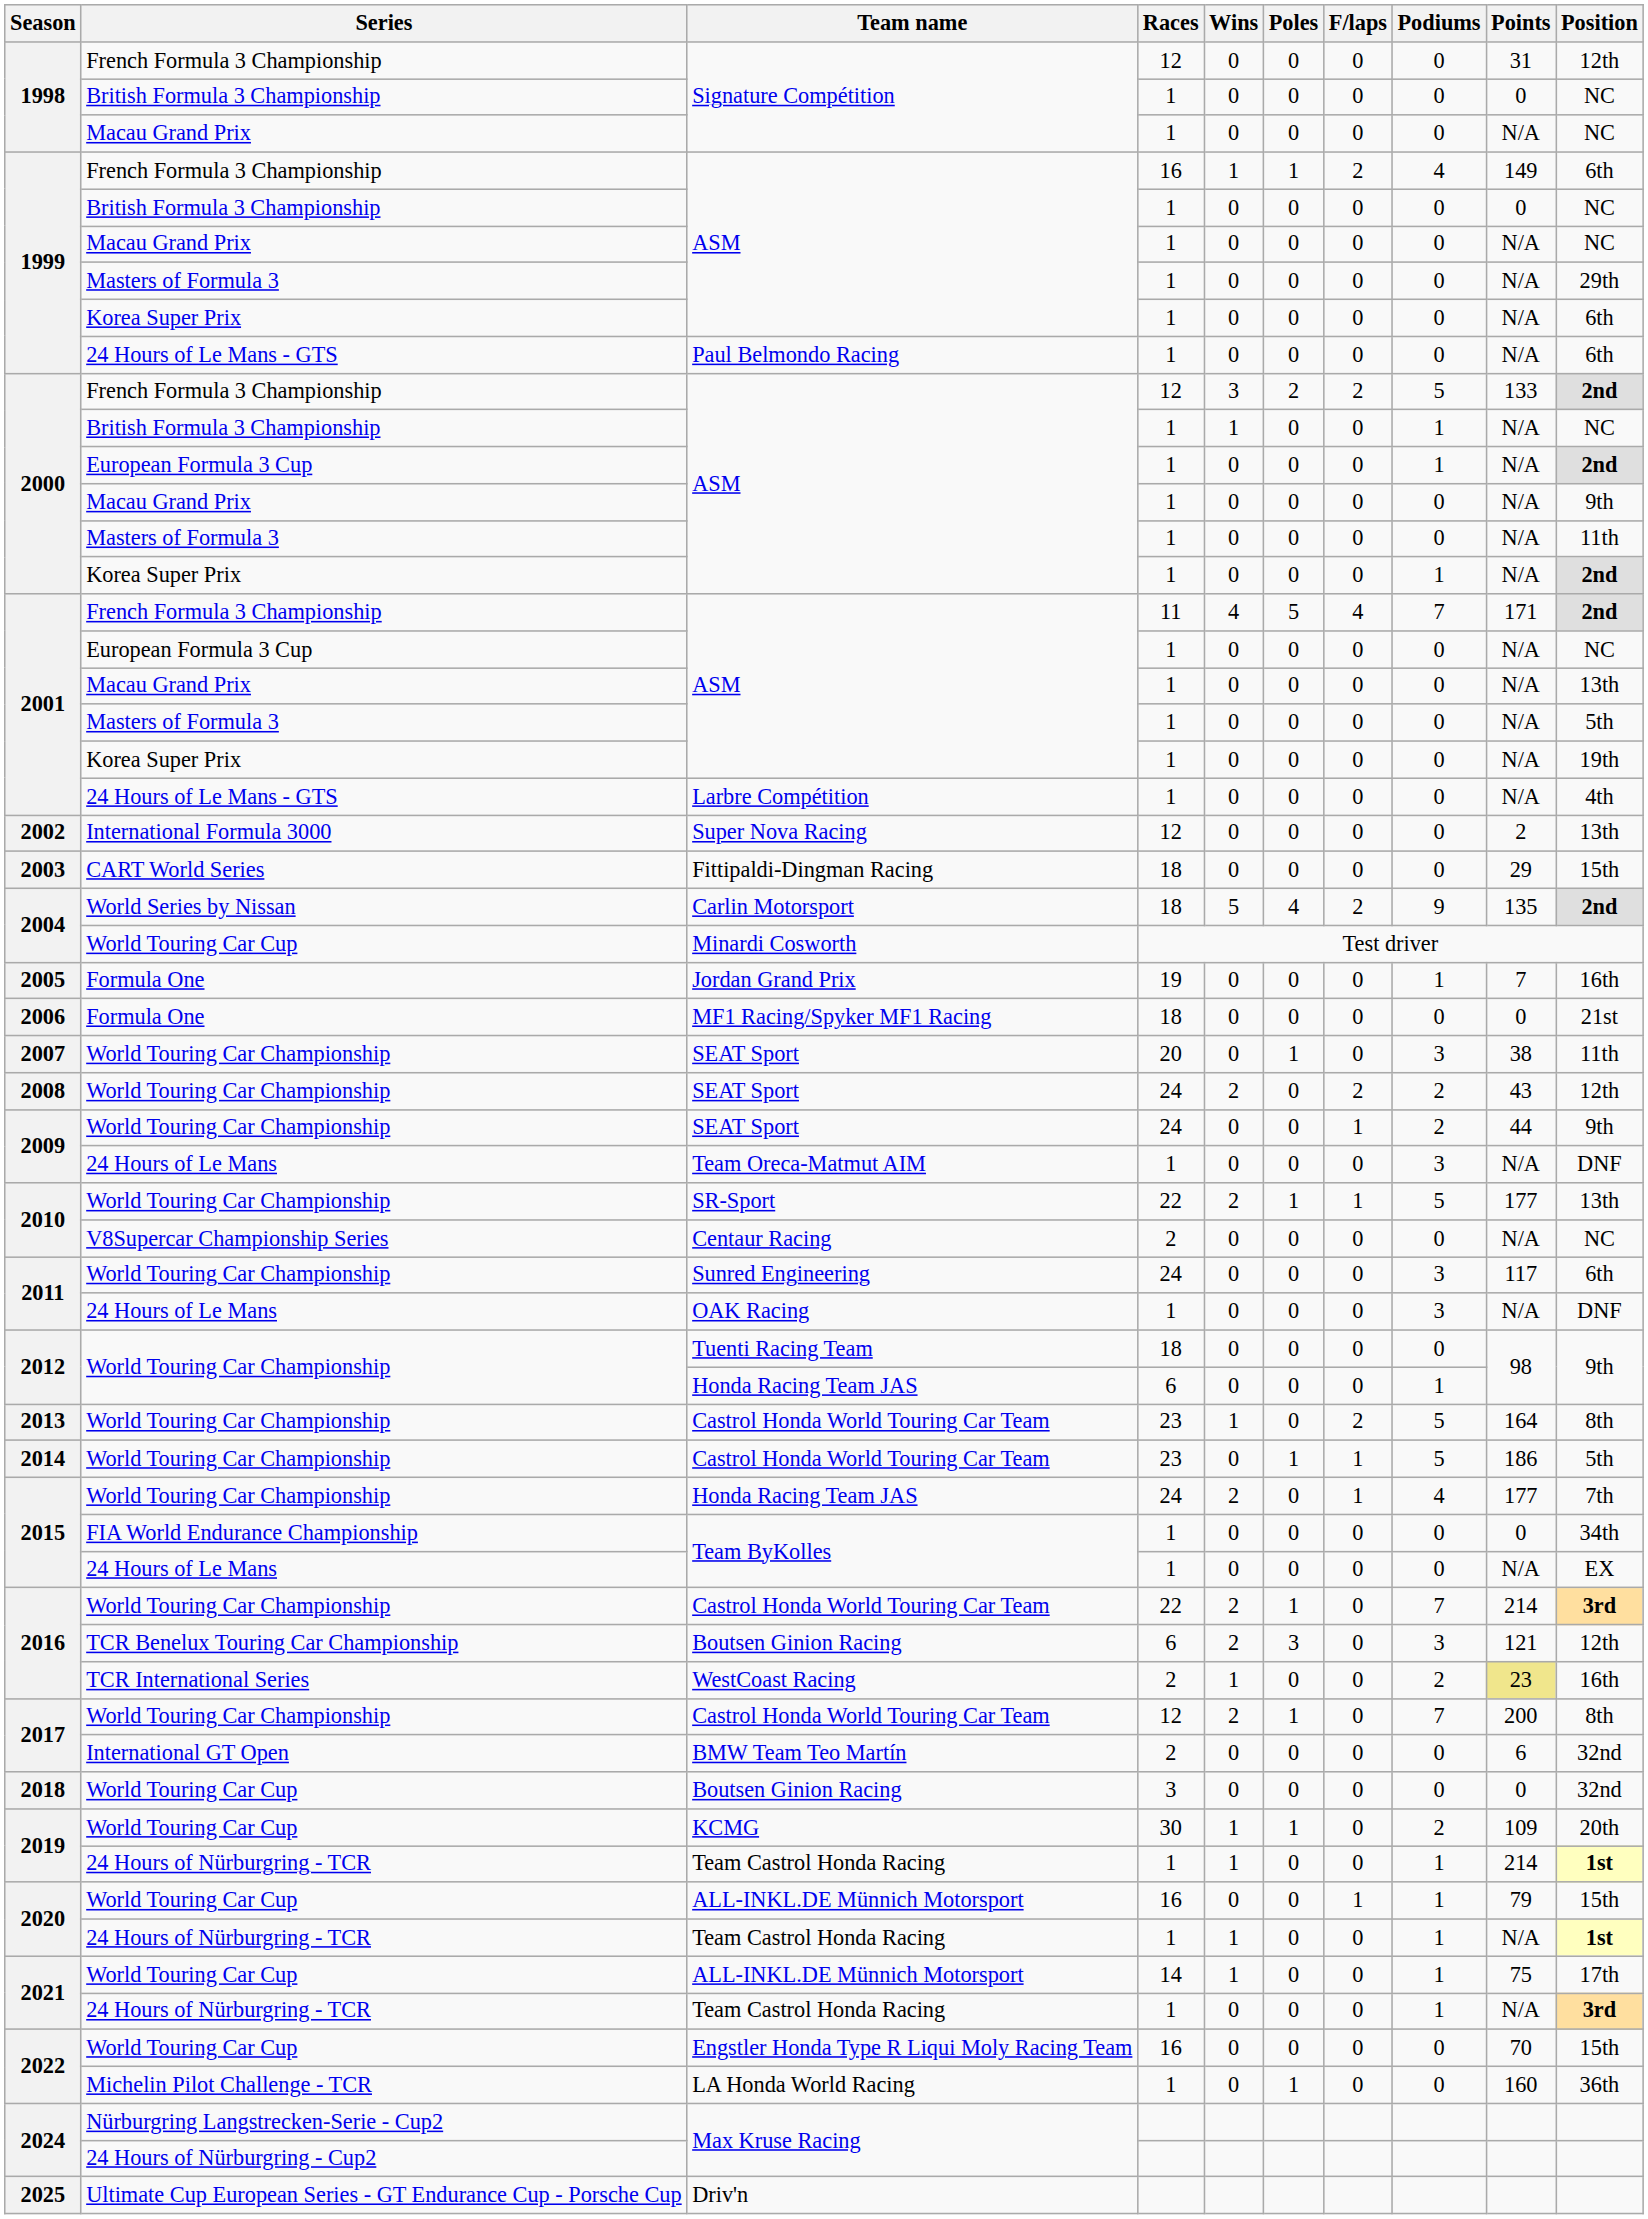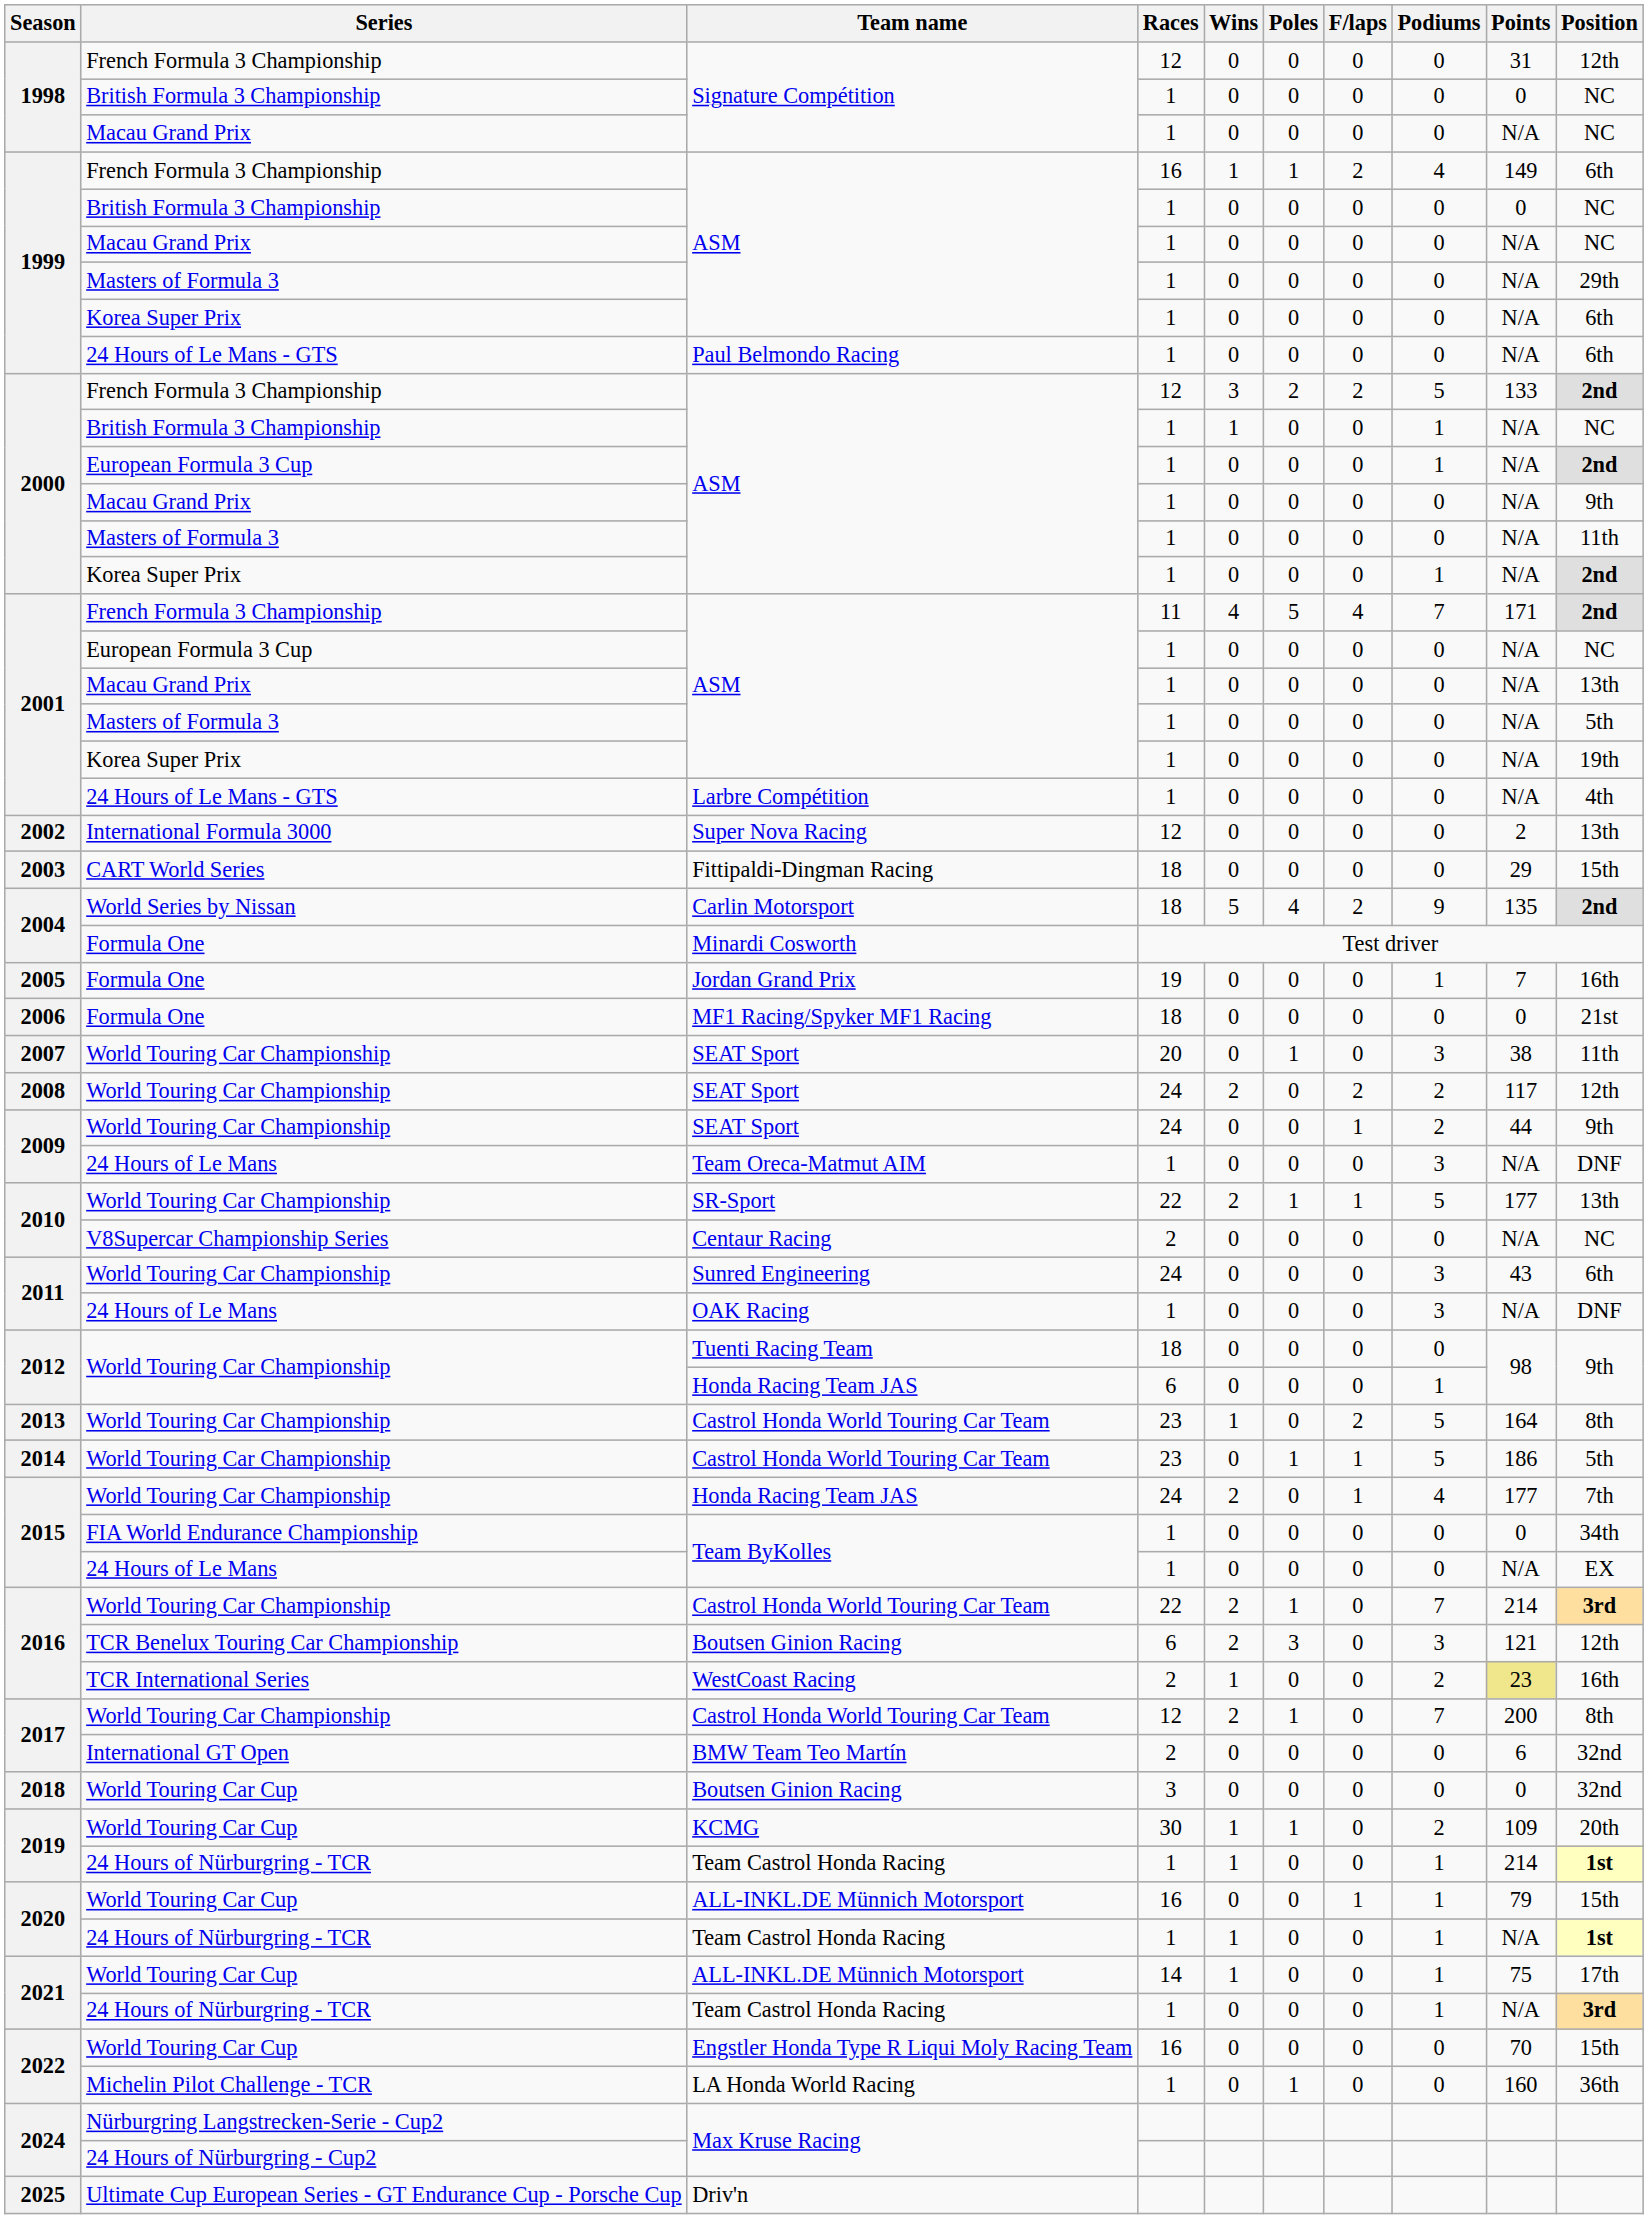(192, 943) World Touring Car Cup -> (145, 943) Formula One
(1521, 1090) 43 -> (1521, 1090) 117
(1521, 1274) 117 -> (1521, 1274) 43
